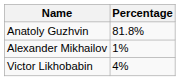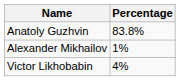(128, 31) 81.8% -> (128, 31) 83.8%
